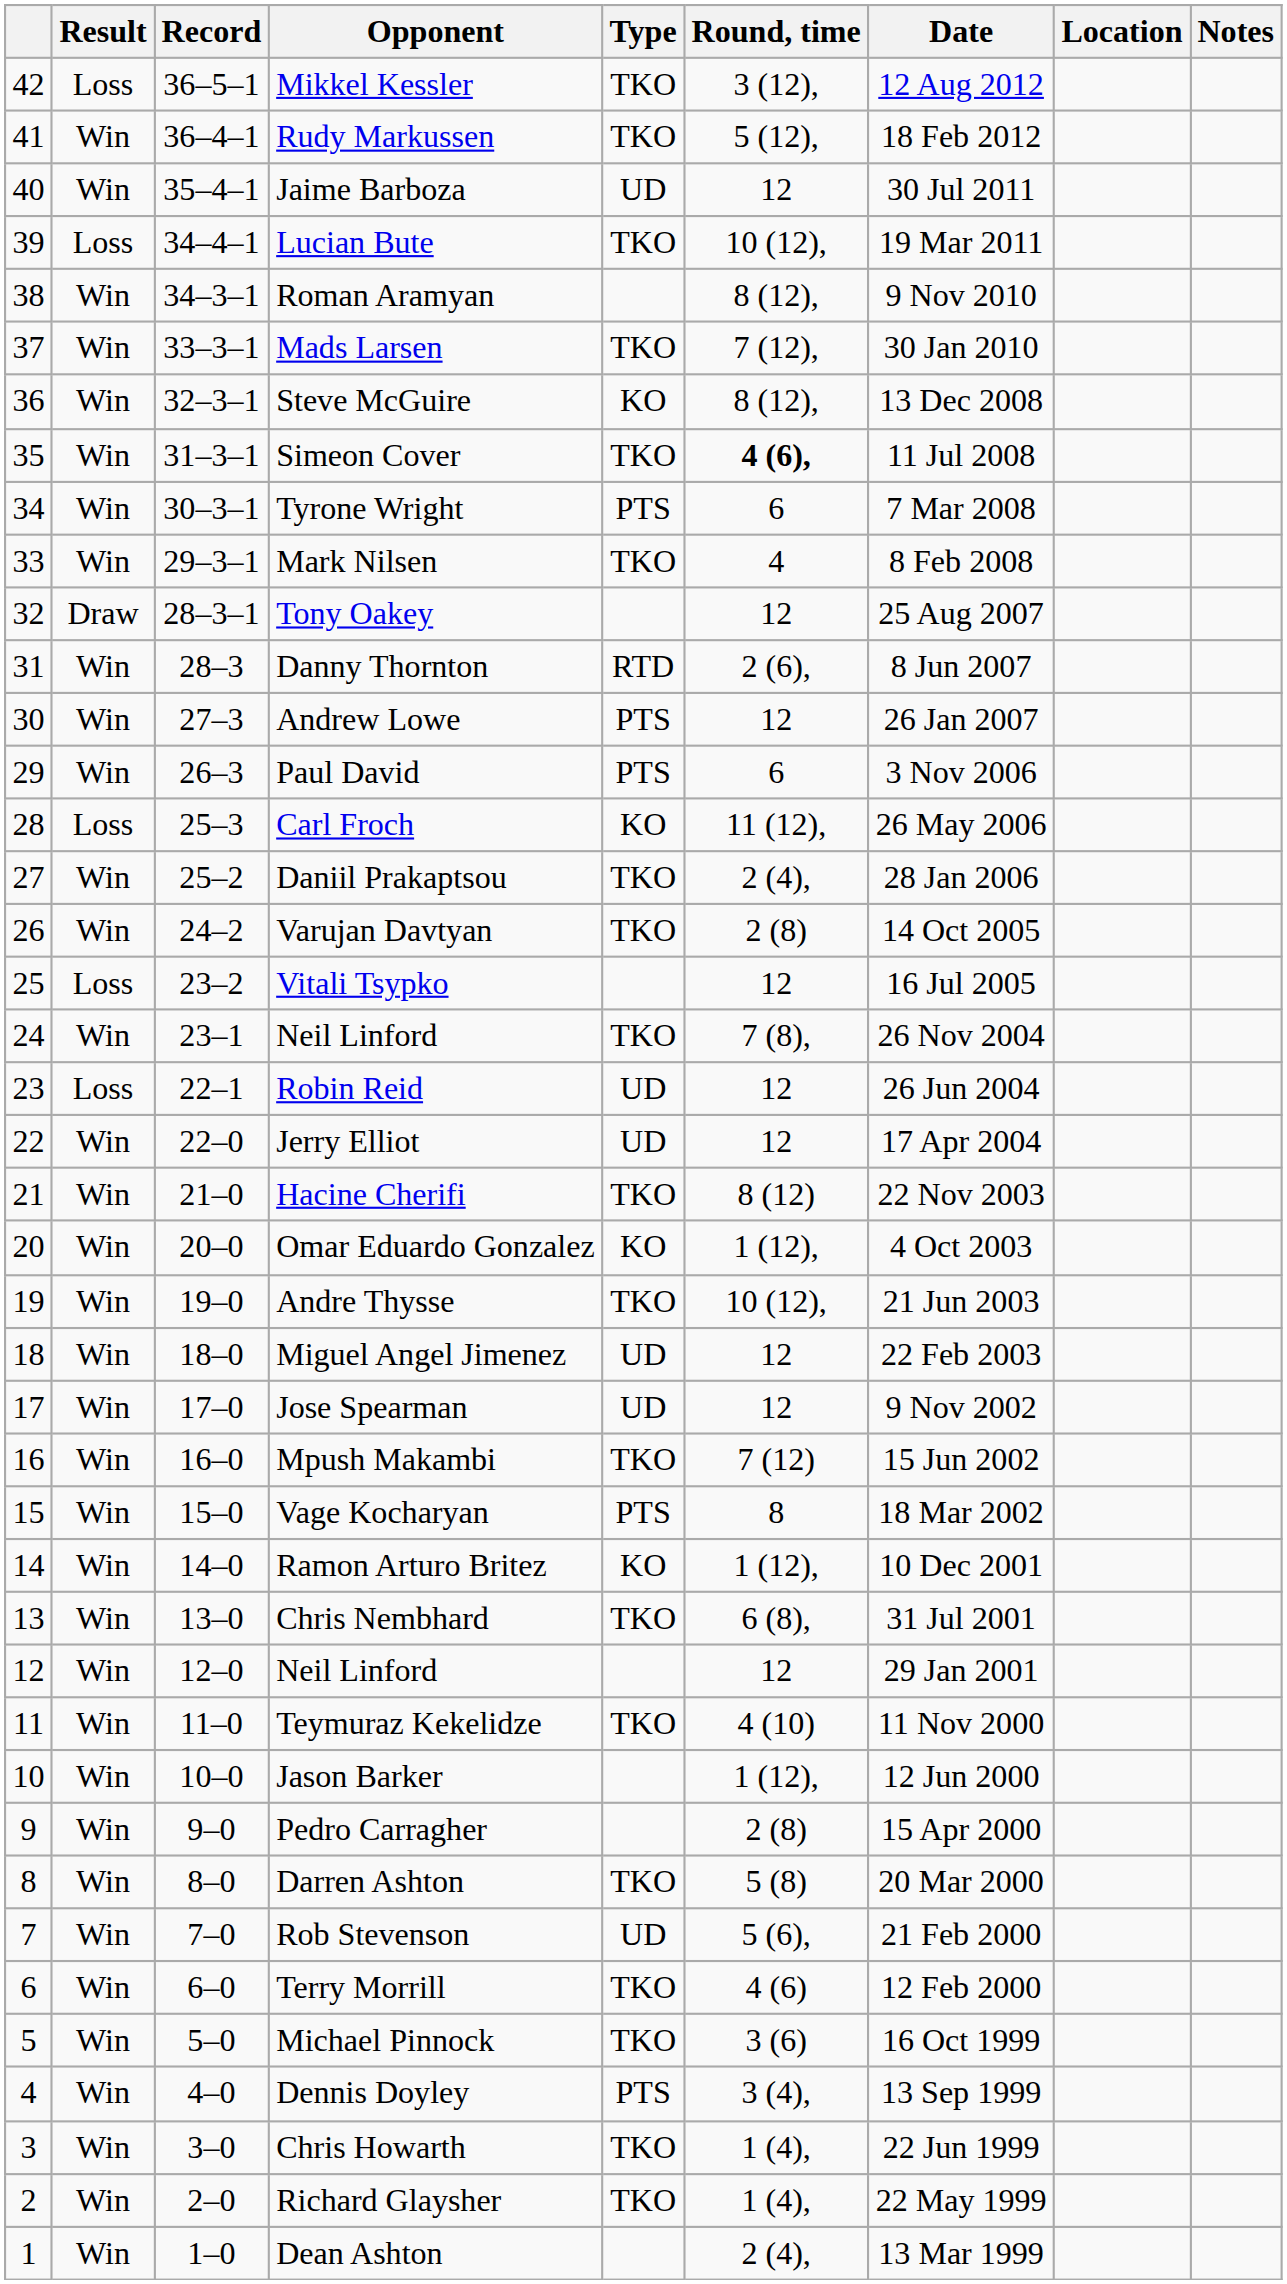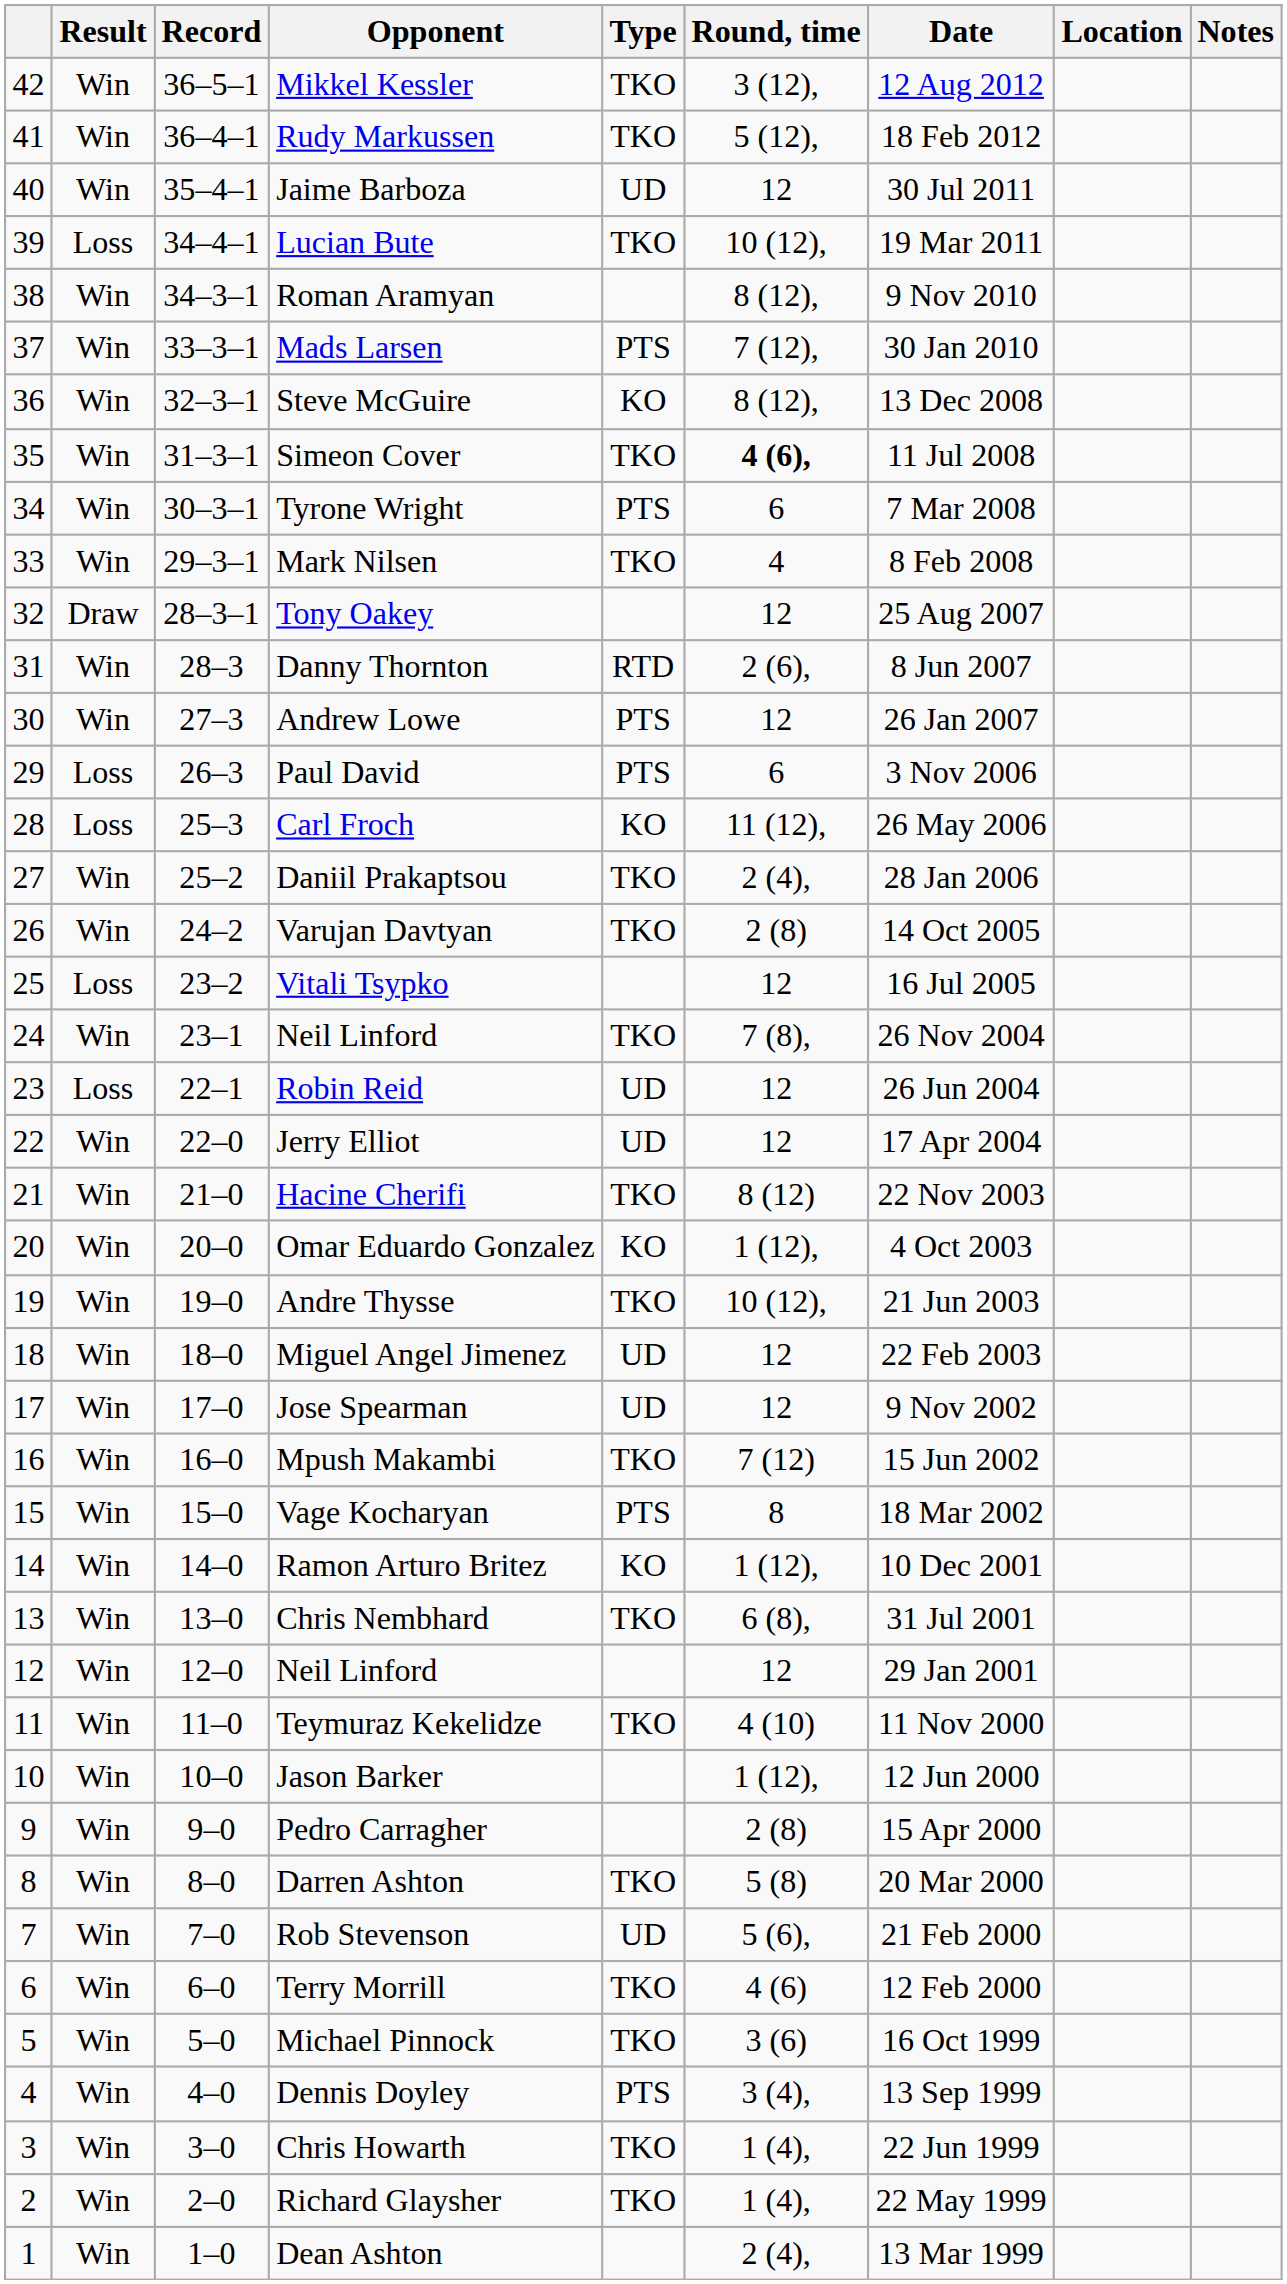(103, 84) Loss -> (103, 84) Win
(643, 348) TKO -> (643, 348) PTS
(103, 771) Win -> (103, 771) Loss
